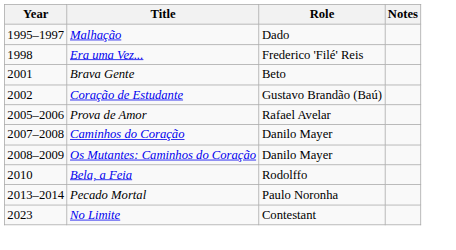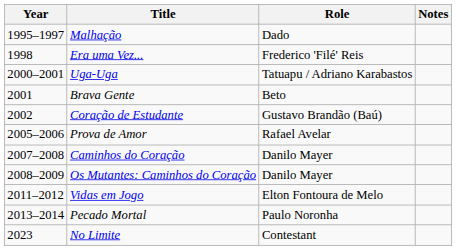+ row: (94, 74)
- row: (101, 174)
+ row: (107, 194)
